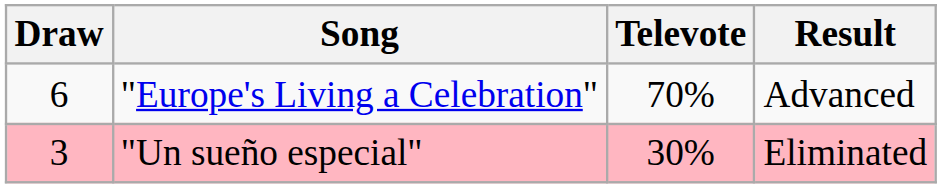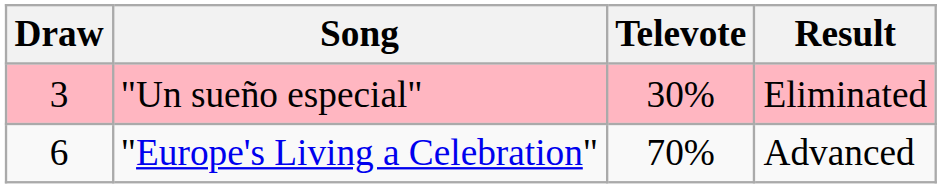rows swapped: (272, 152) <-> (359, 93)
